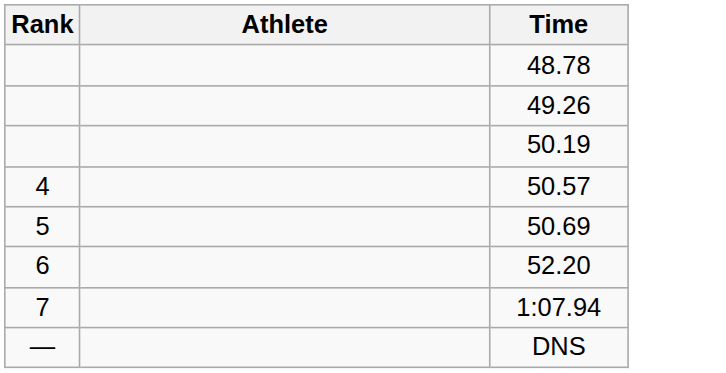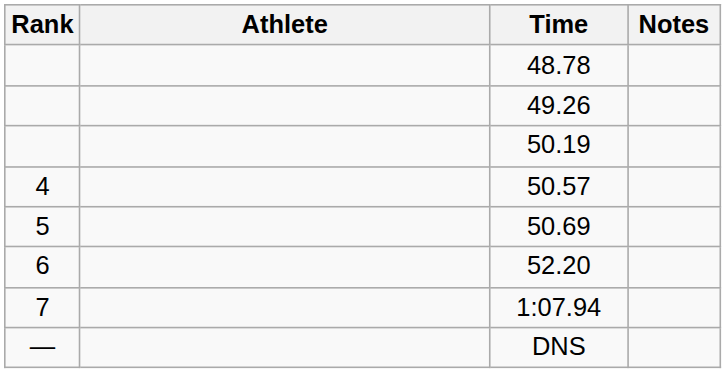+ column: (674, 24)
